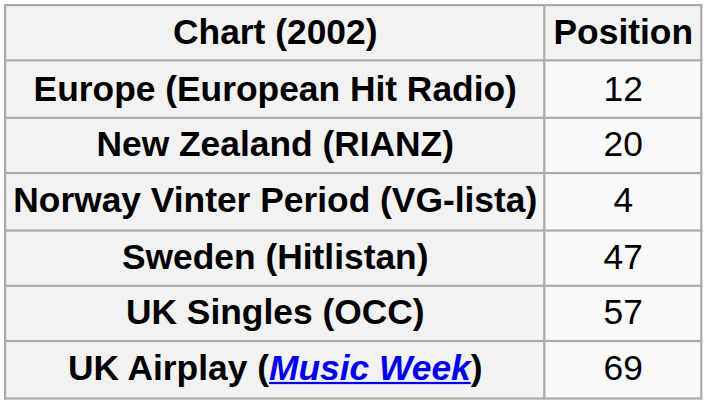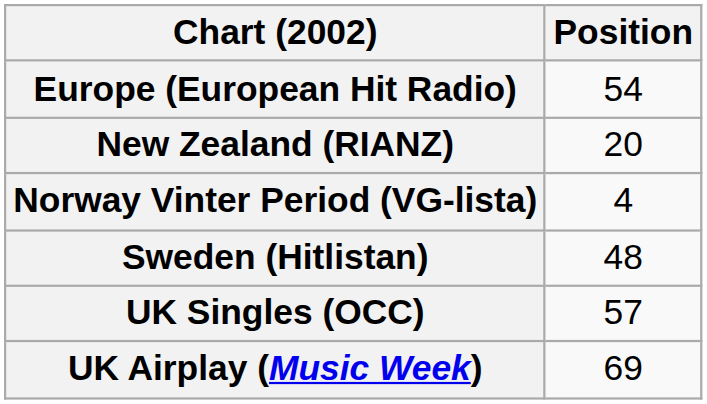(623, 88) 12 -> (623, 88) 54
(623, 256) 47 -> (623, 256) 48
